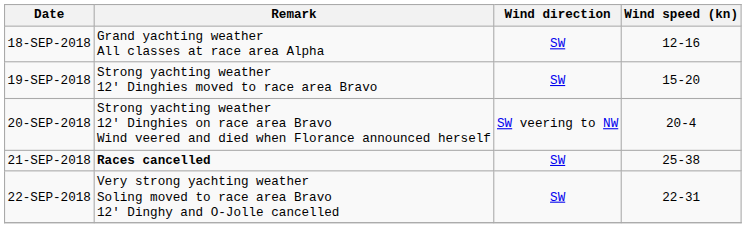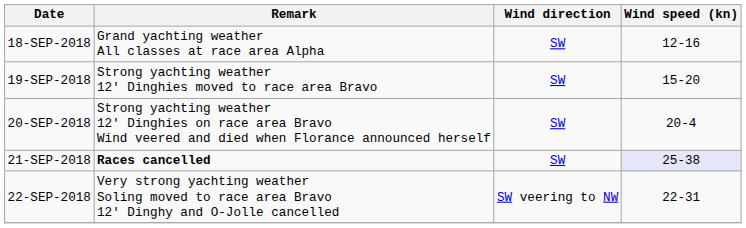(558, 124) SW veering to NW -> (558, 124) SW
(681, 160) no background -> (681, 160) lavender background
(558, 197) SW -> (558, 197) SW veering to NW
